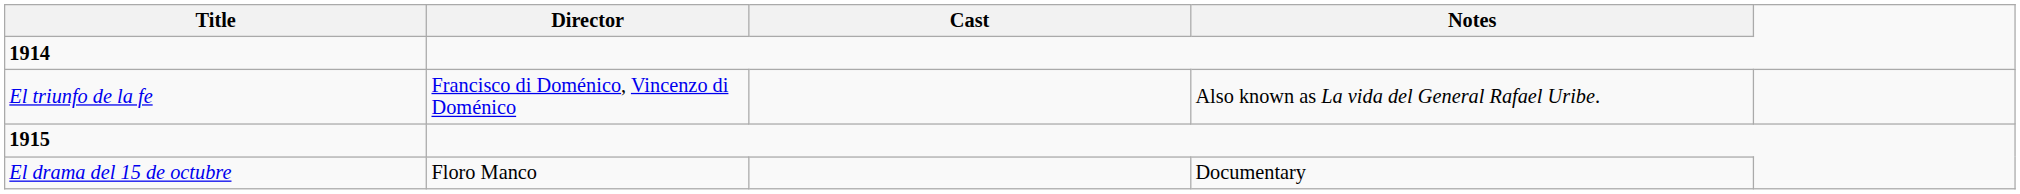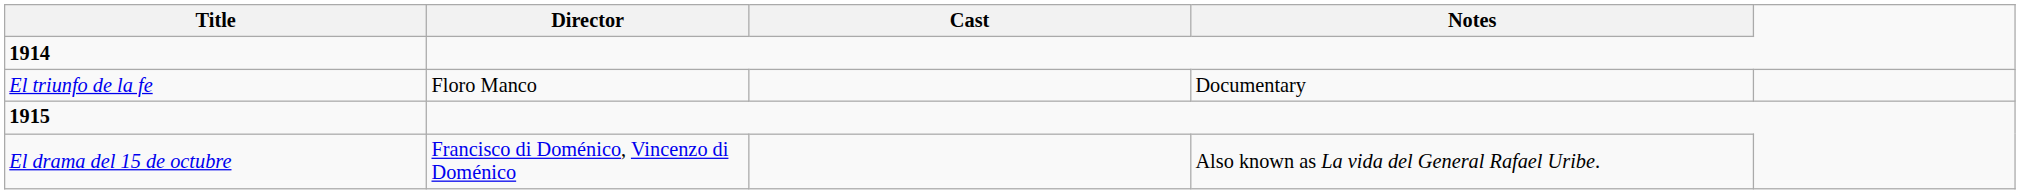(580, 96) Francisco di Doménico, Vincenzo di Doménico -> (484, 85) Floro Manco
(1398, 96) Also known as La vida del General Rafael Uribe. -> (1251, 85) Documentary
(484, 172) Floro Manco -> (580, 160) Francisco di Doménico, Vincenzo di Doménico
(1251, 172) Documentary -> (1398, 160) Also known as La vida del General Rafael Uribe.
